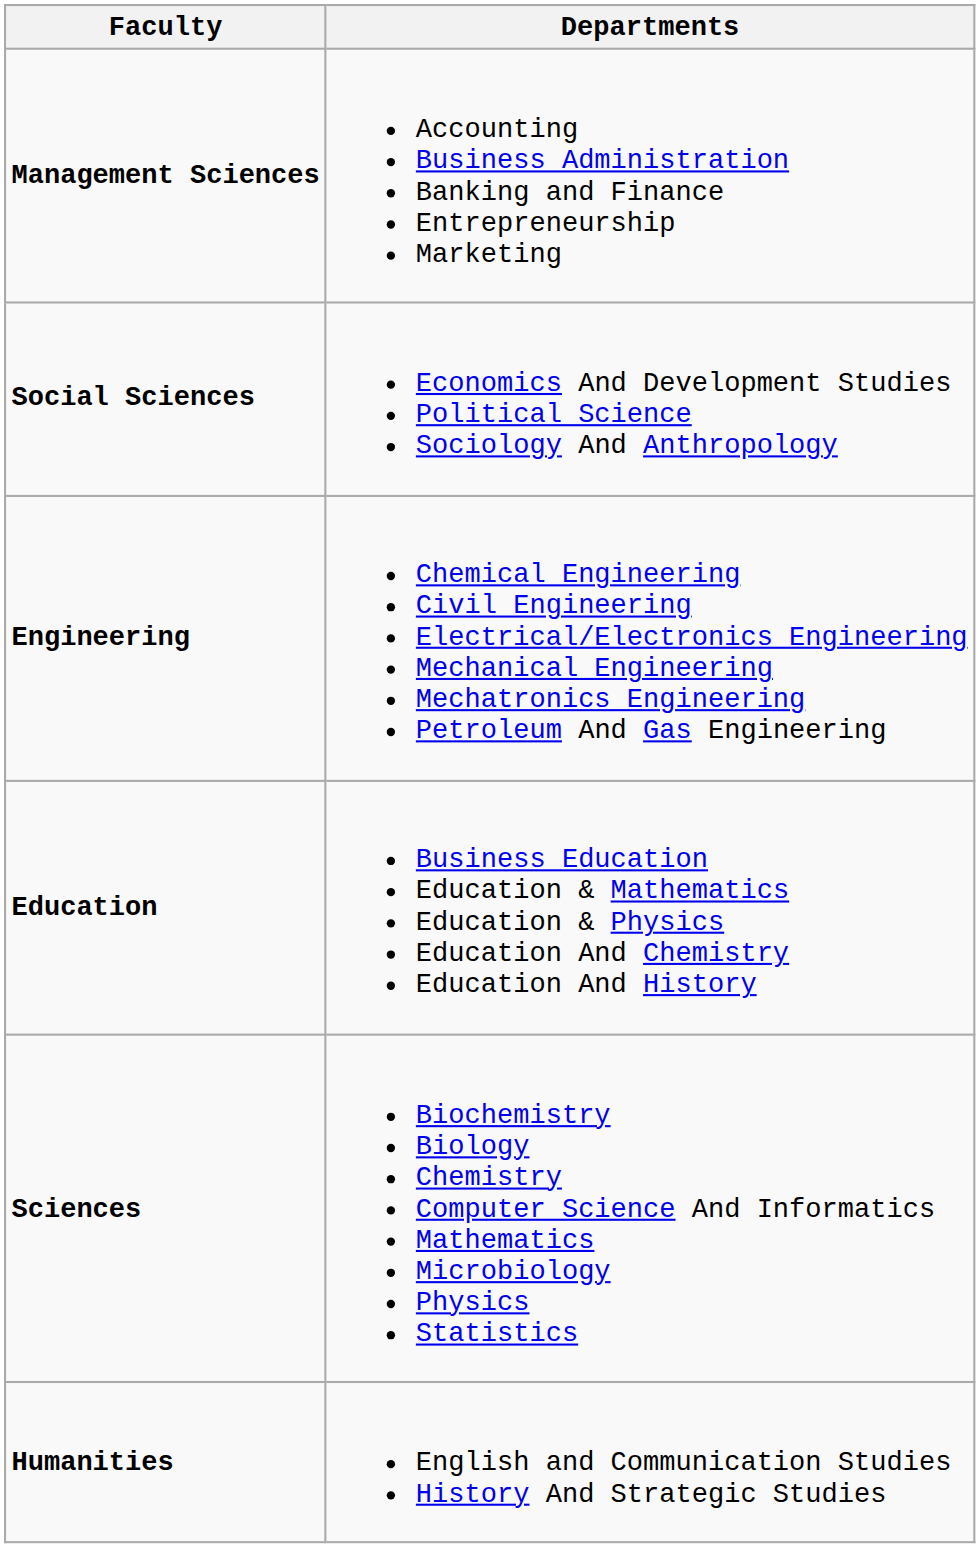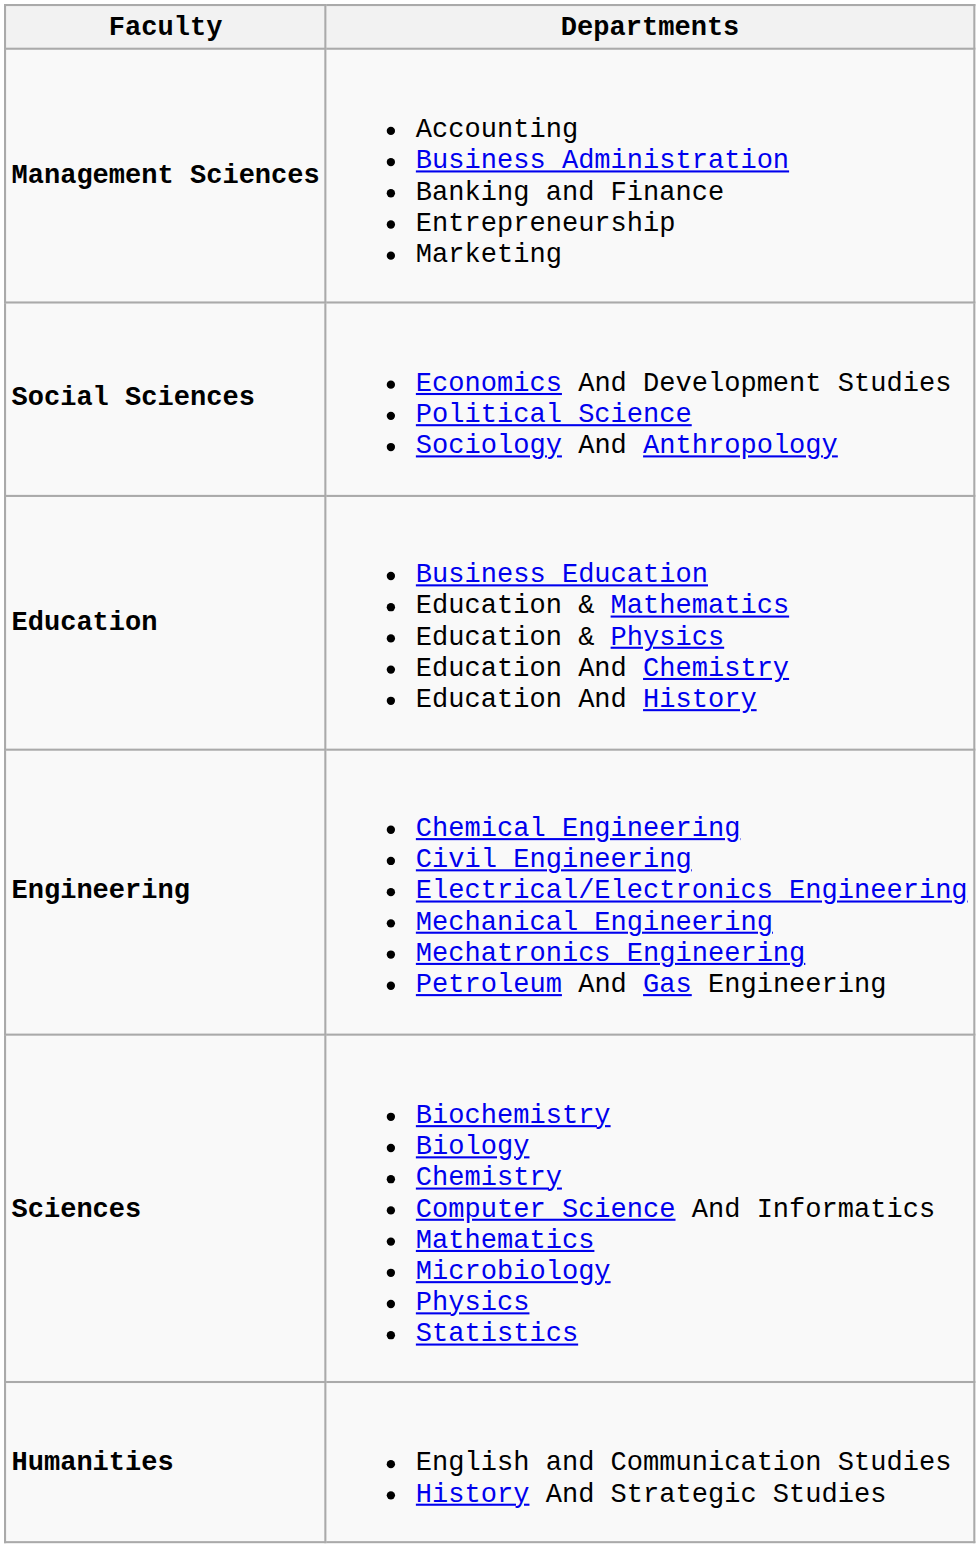rows swapped: (85, 907) <-> (101, 638)
